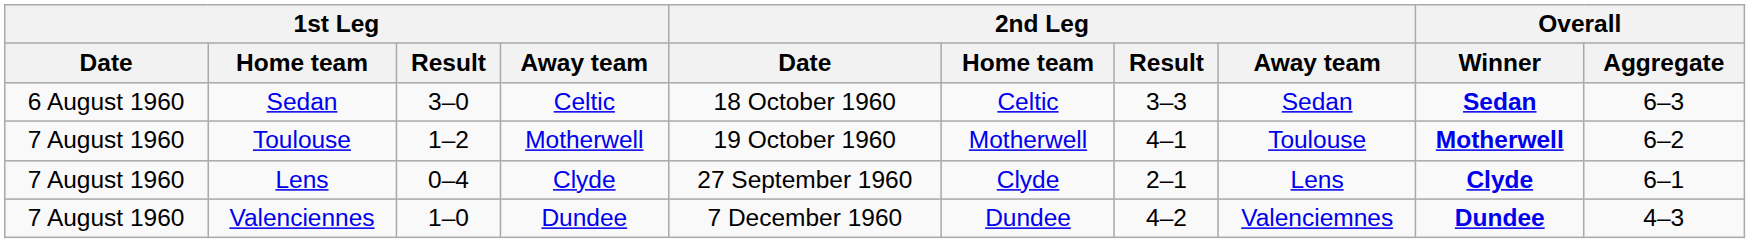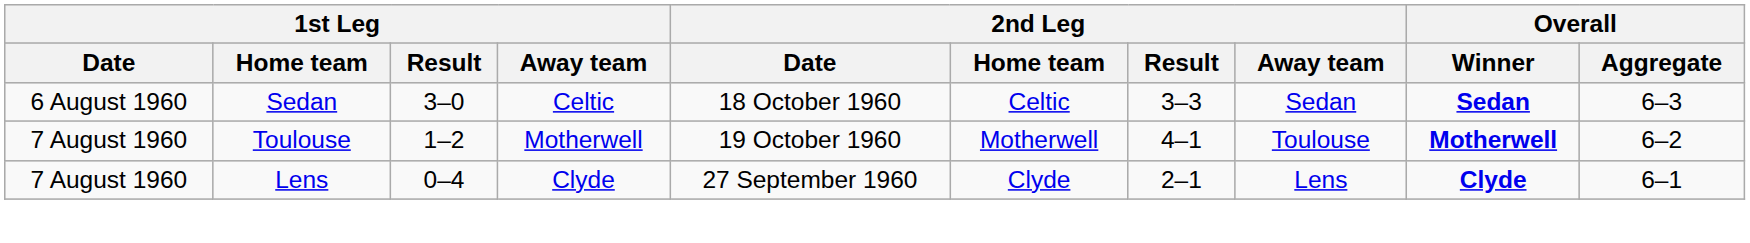- row: (302, 218)
